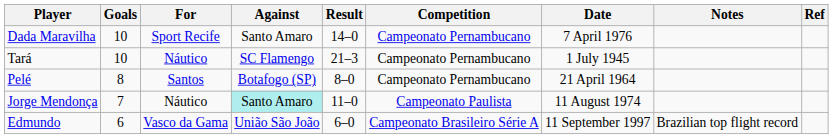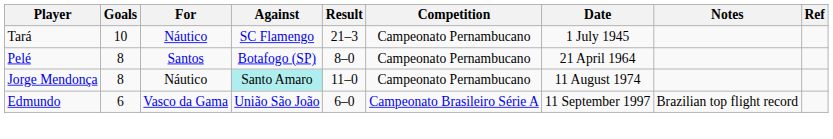- row: (52, 36)
(120, 101) 7 -> (120, 79) 8
(454, 101) Campeonato Paulista -> (454, 79) Campeonato Pernambucano
